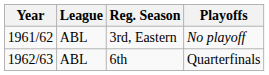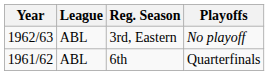(30, 37) 1961/62 -> (30, 37) 1962/63
(30, 59) 1962/63 -> (30, 59) 1961/62
